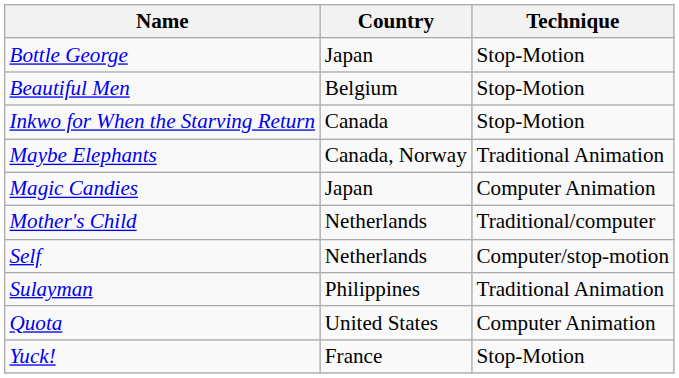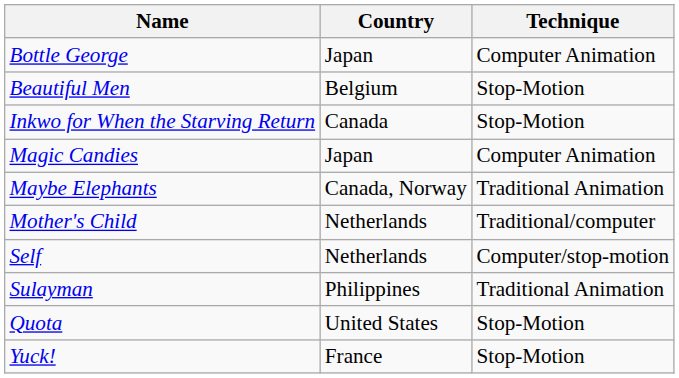(531, 54) Stop-Motion -> (566, 54) Computer Animation
rows swapped: (74, 188) <-> (83, 155)
(566, 322) Computer Animation -> (531, 322) Stop-Motion
